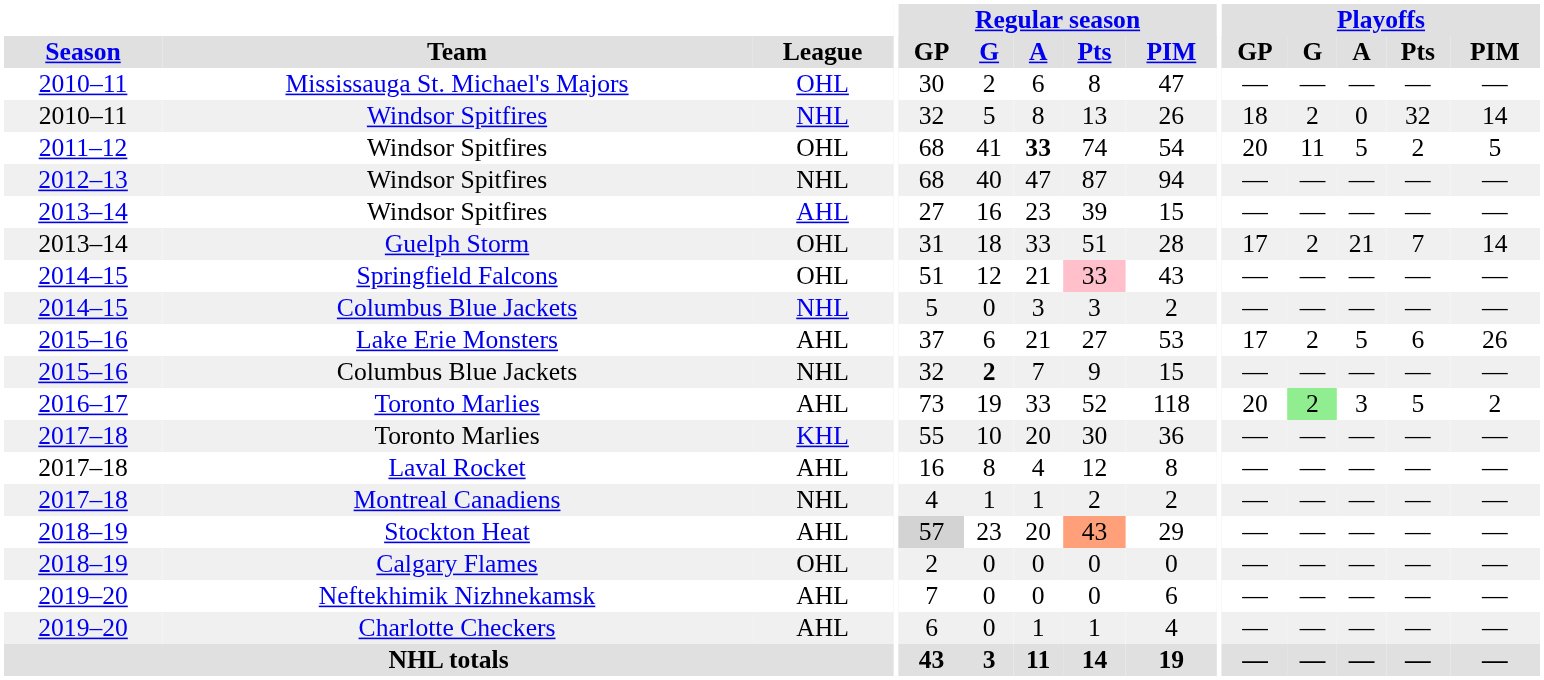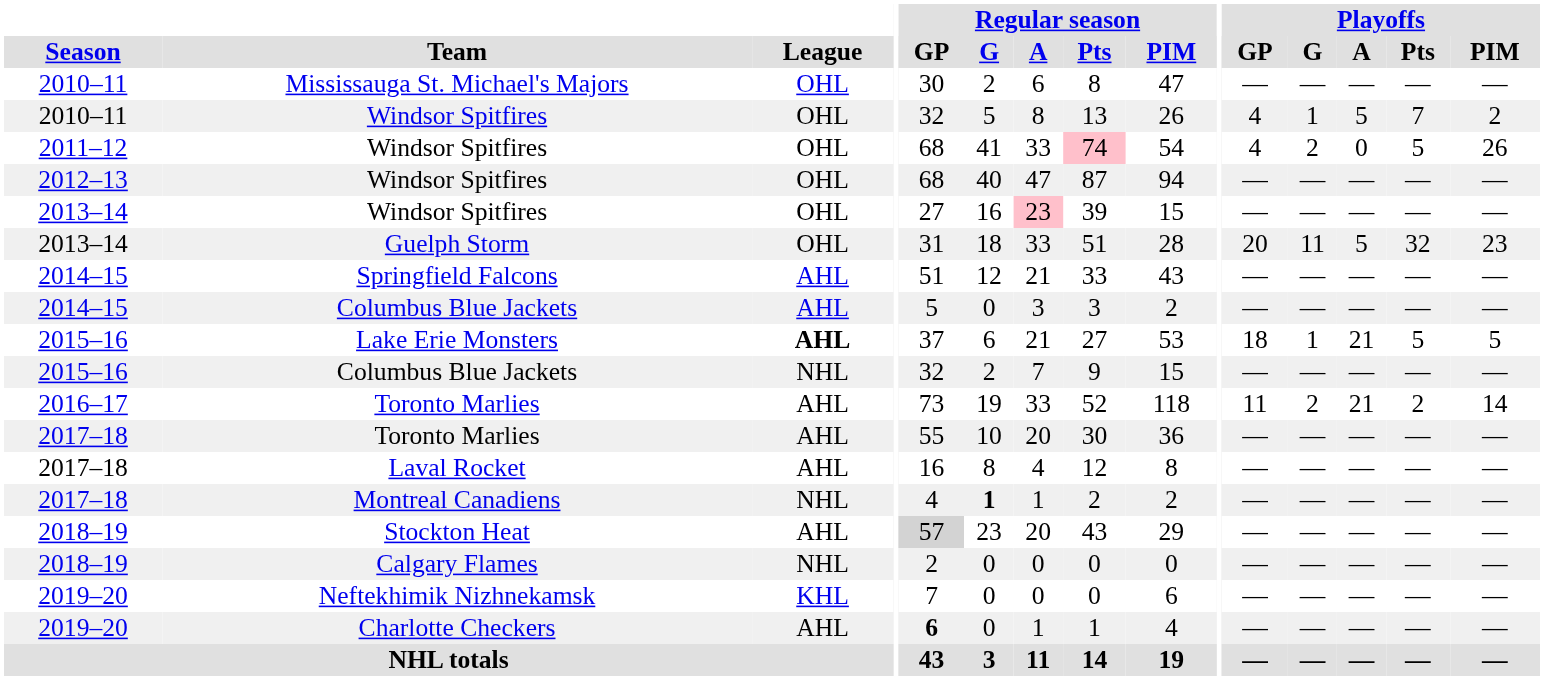(823, 115) NHL -> (823, 115) OHL
(1255, 115) 18 -> (1255, 115) 4
(1312, 115) 2 -> (1312, 115) 1
(1362, 115) 0 -> (1362, 115) 5
(1418, 115) 32 -> (1418, 115) 7
(1495, 115) 14 -> (1495, 115) 2
(1038, 147) bold -> (1038, 147) normal
(1094, 147) no background -> (1094, 147) pink background
(1255, 147) 20 -> (1255, 147) 4
(1312, 147) 11 -> (1312, 147) 2
(1362, 147) 5 -> (1362, 147) 0
(1418, 147) 2 -> (1418, 147) 5
(1495, 147) 5 -> (1495, 147) 26
(823, 179) NHL -> (823, 179) OHL
(823, 211) AHL -> (823, 211) OHL
(1038, 211) no background -> (1038, 211) pink background
(1255, 243) 17 -> (1255, 243) 20
(1312, 243) 2 -> (1312, 243) 11
(1362, 243) 21 -> (1362, 243) 5
(1418, 243) 7 -> (1418, 243) 32
(1495, 243) 14 -> (1495, 243) 23
(823, 275) OHL -> (823, 275) AHL
(1094, 275) pink background -> (1094, 275) no background
(823, 307) NHL -> (823, 307) AHL
(823, 339) normal -> (823, 339) bold
(1255, 339) 17 -> (1255, 339) 18
(1312, 339) 2 -> (1312, 339) 1
(1362, 339) 5 -> (1362, 339) 21
(1418, 339) 6 -> (1418, 339) 5
(1495, 339) 26 -> (1495, 339) 5
(989, 371) bold -> (989, 371) normal
(1255, 403) 20 -> (1255, 403) 11
(1312, 403) lightgreen background -> (1312, 403) no background
(1362, 403) 3 -> (1362, 403) 21
(1418, 403) 5 -> (1418, 403) 2
(1495, 403) 2 -> (1495, 403) 14
(823, 435) KHL -> (823, 435) AHL
(989, 499) normal -> (989, 499) bold
(1094, 531) lightsalmon background -> (1094, 531) no background
(823, 563) OHL -> (823, 563) NHL
(823, 595) AHL -> (823, 595) KHL
(932, 627) normal -> (932, 627) bold
